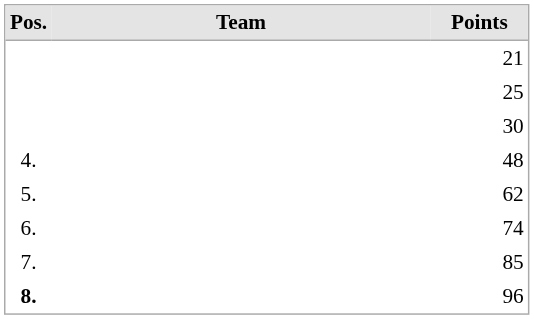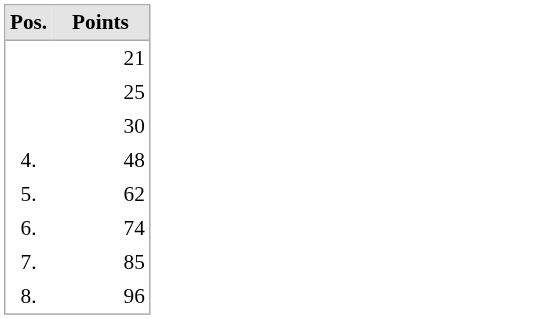- column: (241, 22)
(29, 296) bold -> (29, 296) normal
